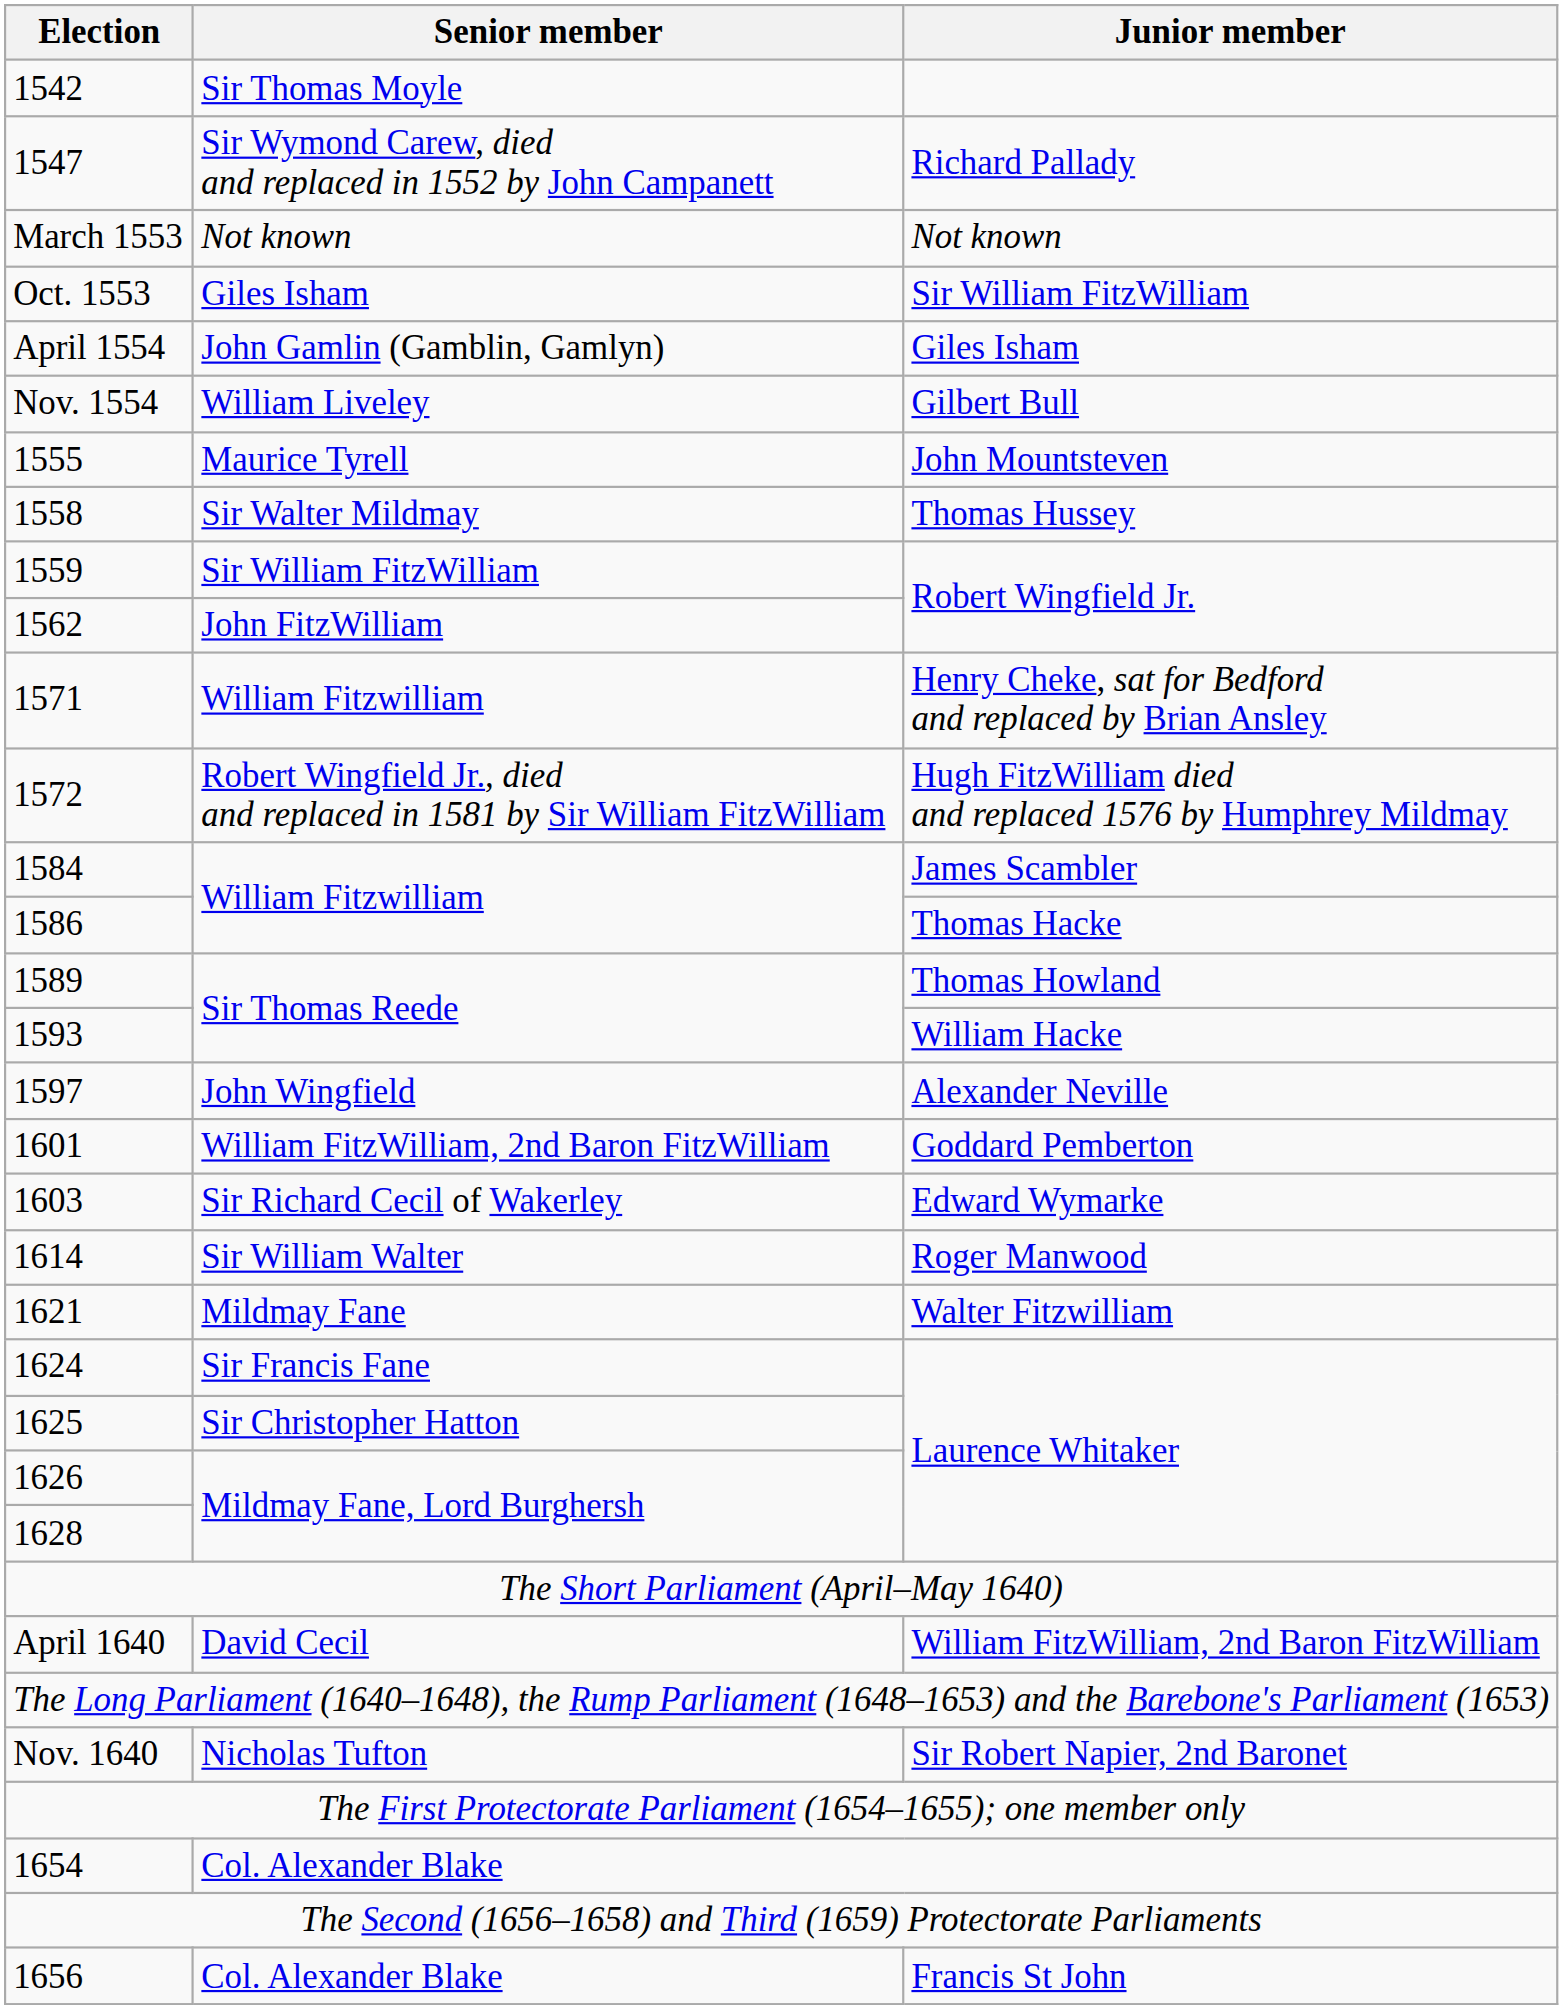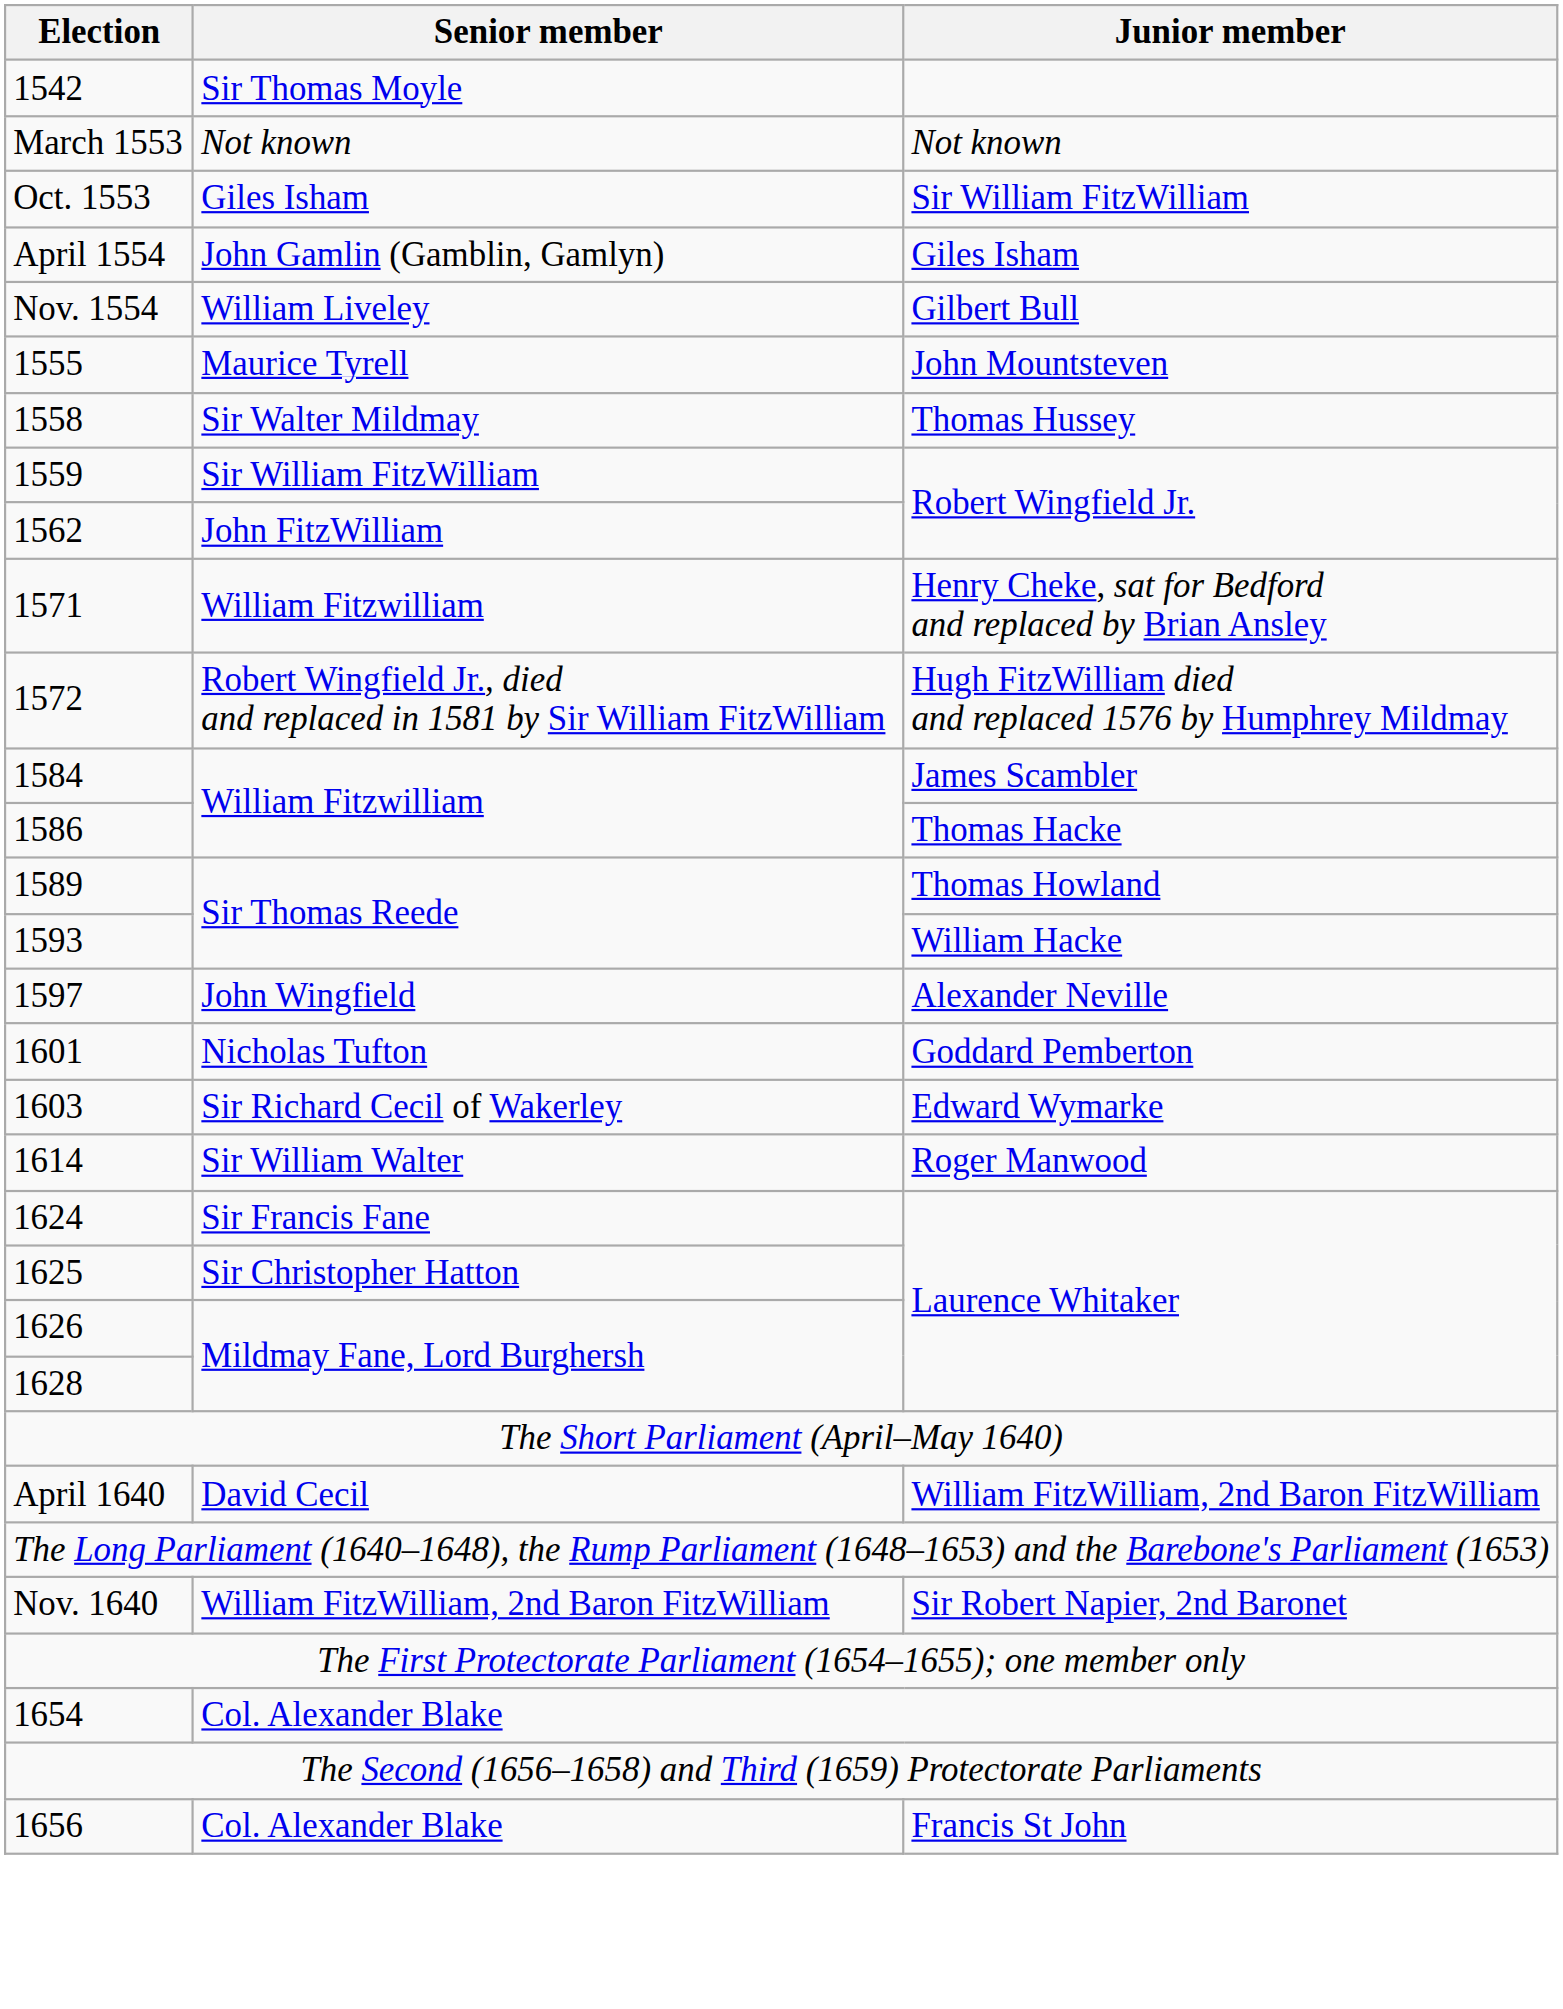- row: (48, 162)
(516, 1145) William FitzWilliam, 2nd Baron FitzWilliam -> (314, 1051) Nicholas Tufton
- row: (48, 1311)
(314, 1754) Nicholas Tufton -> (516, 1604) William FitzWilliam, 2nd Baron FitzWilliam
